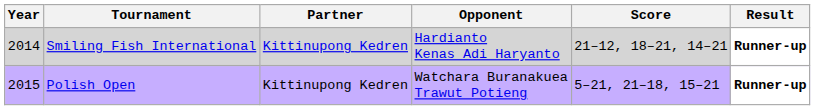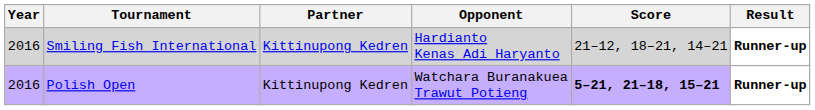(24, 46) 2014 -> (24, 46) 2016
(24, 85) 2015 -> (24, 85) 2016
(647, 85) normal -> (647, 85) bold
